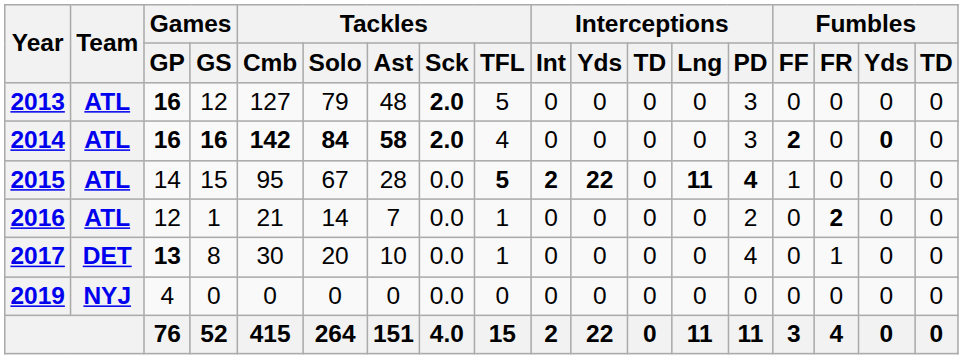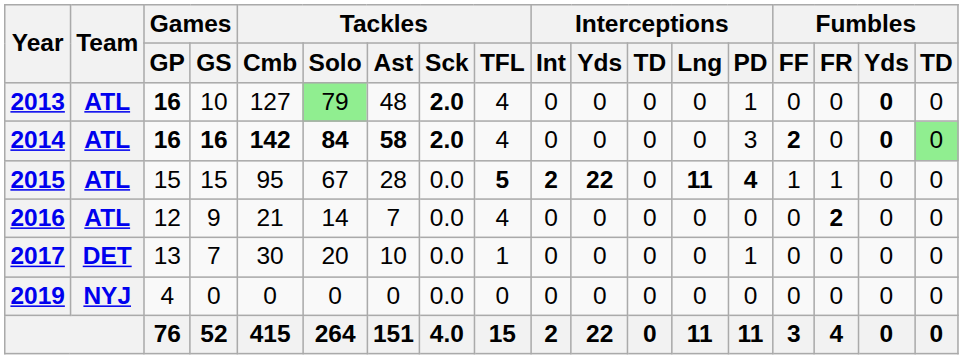(214, 101) 12 -> (214, 101) 10
(335, 101) no background -> (335, 101) lightgreen background
(502, 101) 5 -> (502, 101) 4
(750, 101) 3 -> (750, 101) 1
(886, 101) normal -> (886, 101) bold
(936, 140) no background -> (936, 140) lightgreen background
(167, 179) 14 -> (167, 179) 15
(836, 179) 0 -> (836, 179) 1
(214, 218) 1 -> (214, 218) 9
(502, 218) 1 -> (502, 218) 4
(750, 218) 2 -> (750, 218) 0
(167, 256) bold -> (167, 256) normal
(214, 256) 8 -> (214, 256) 7
(750, 256) 4 -> (750, 256) 1
(836, 256) 1 -> (836, 256) 0
